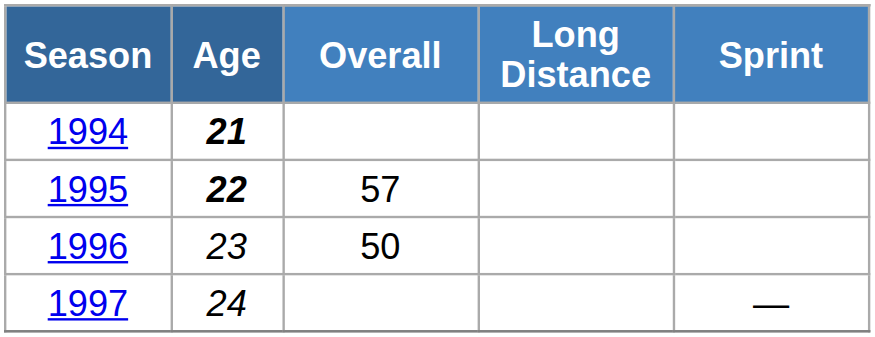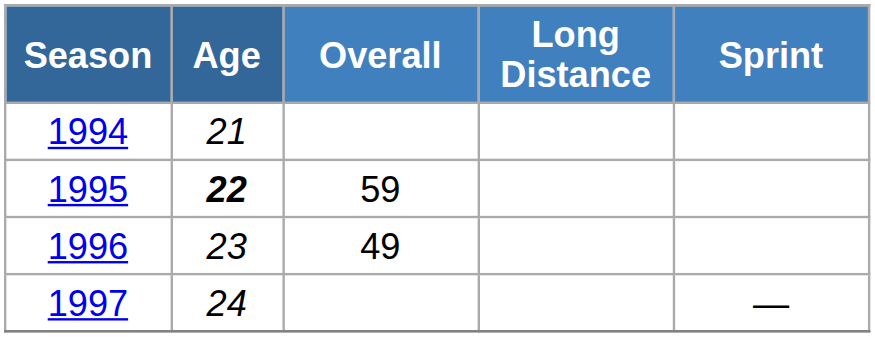(227, 132) bold -> (227, 132) normal
(380, 189) 57 -> (380, 189) 59
(380, 246) 50 -> (380, 246) 49
